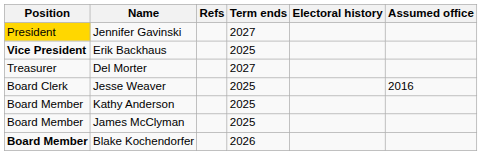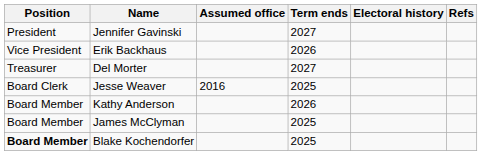columns swapped: (431, 13) <-> (212, 13)
(31, 31) gold background -> (31, 31) no background
(47, 50) bold -> (44, 50) normal
(243, 50) 2025 -> (303, 50) 2026
(243, 104) 2025 -> (303, 104) 2026
(243, 141) 2026 -> (303, 141) 2025
